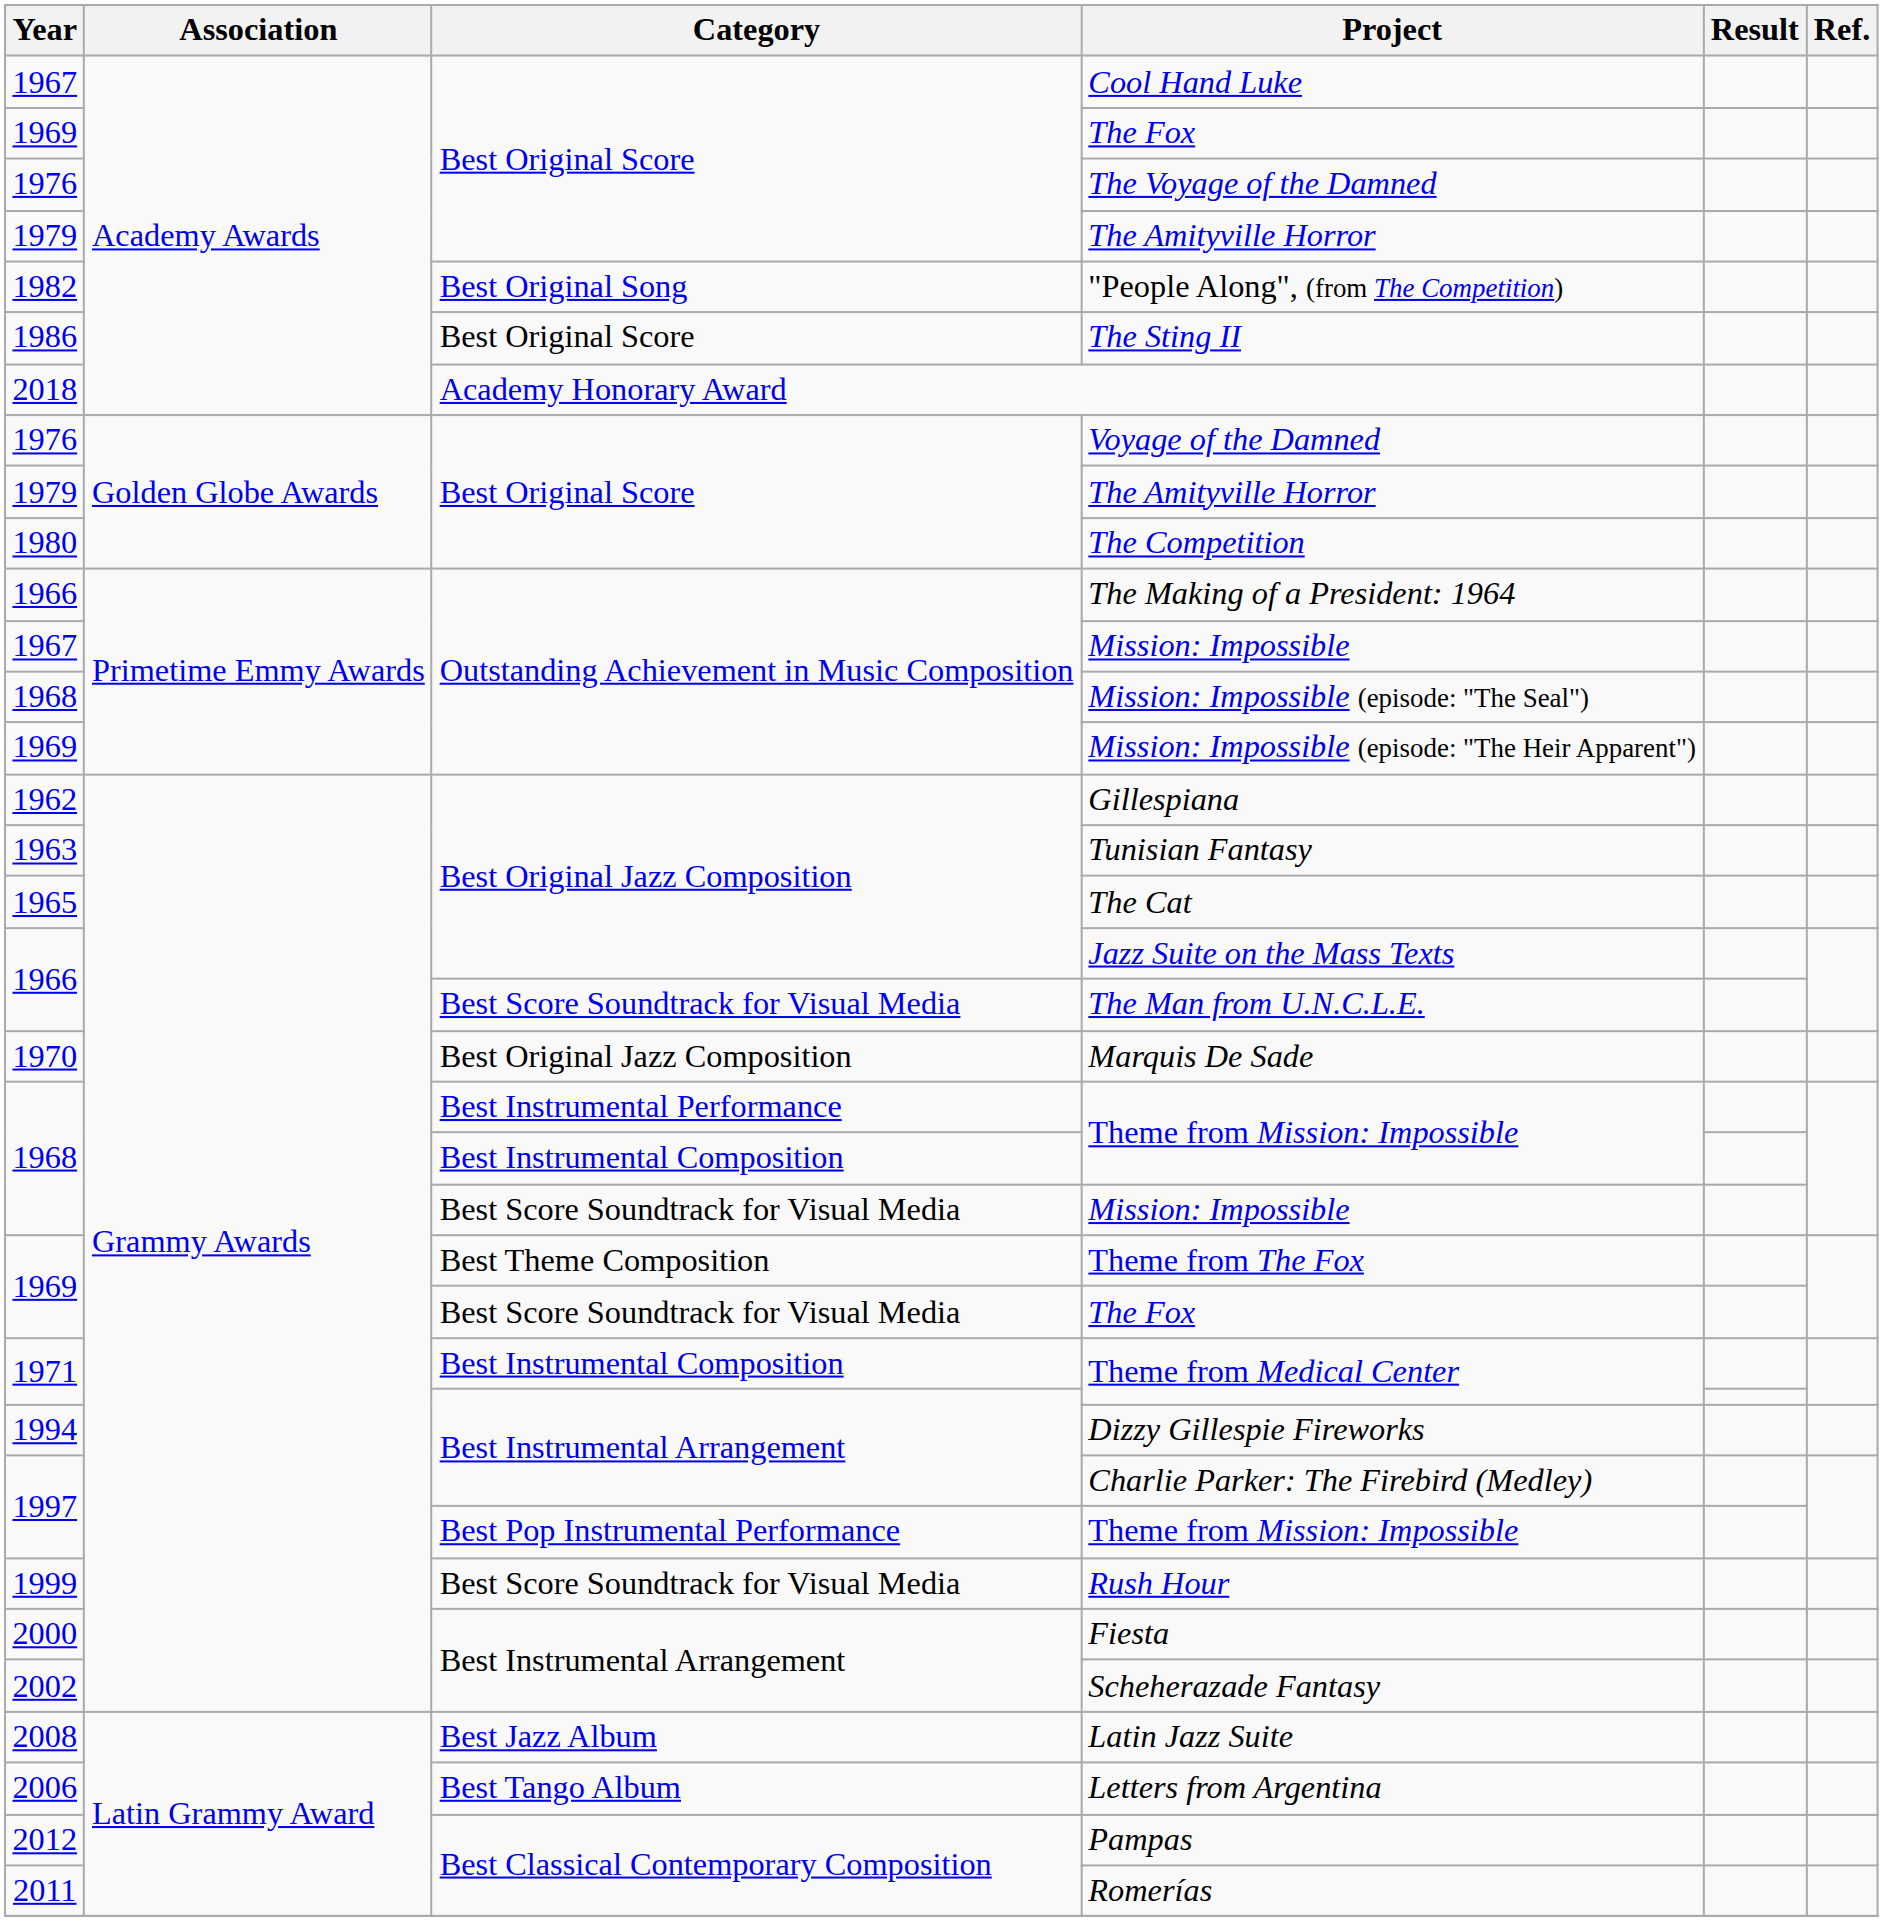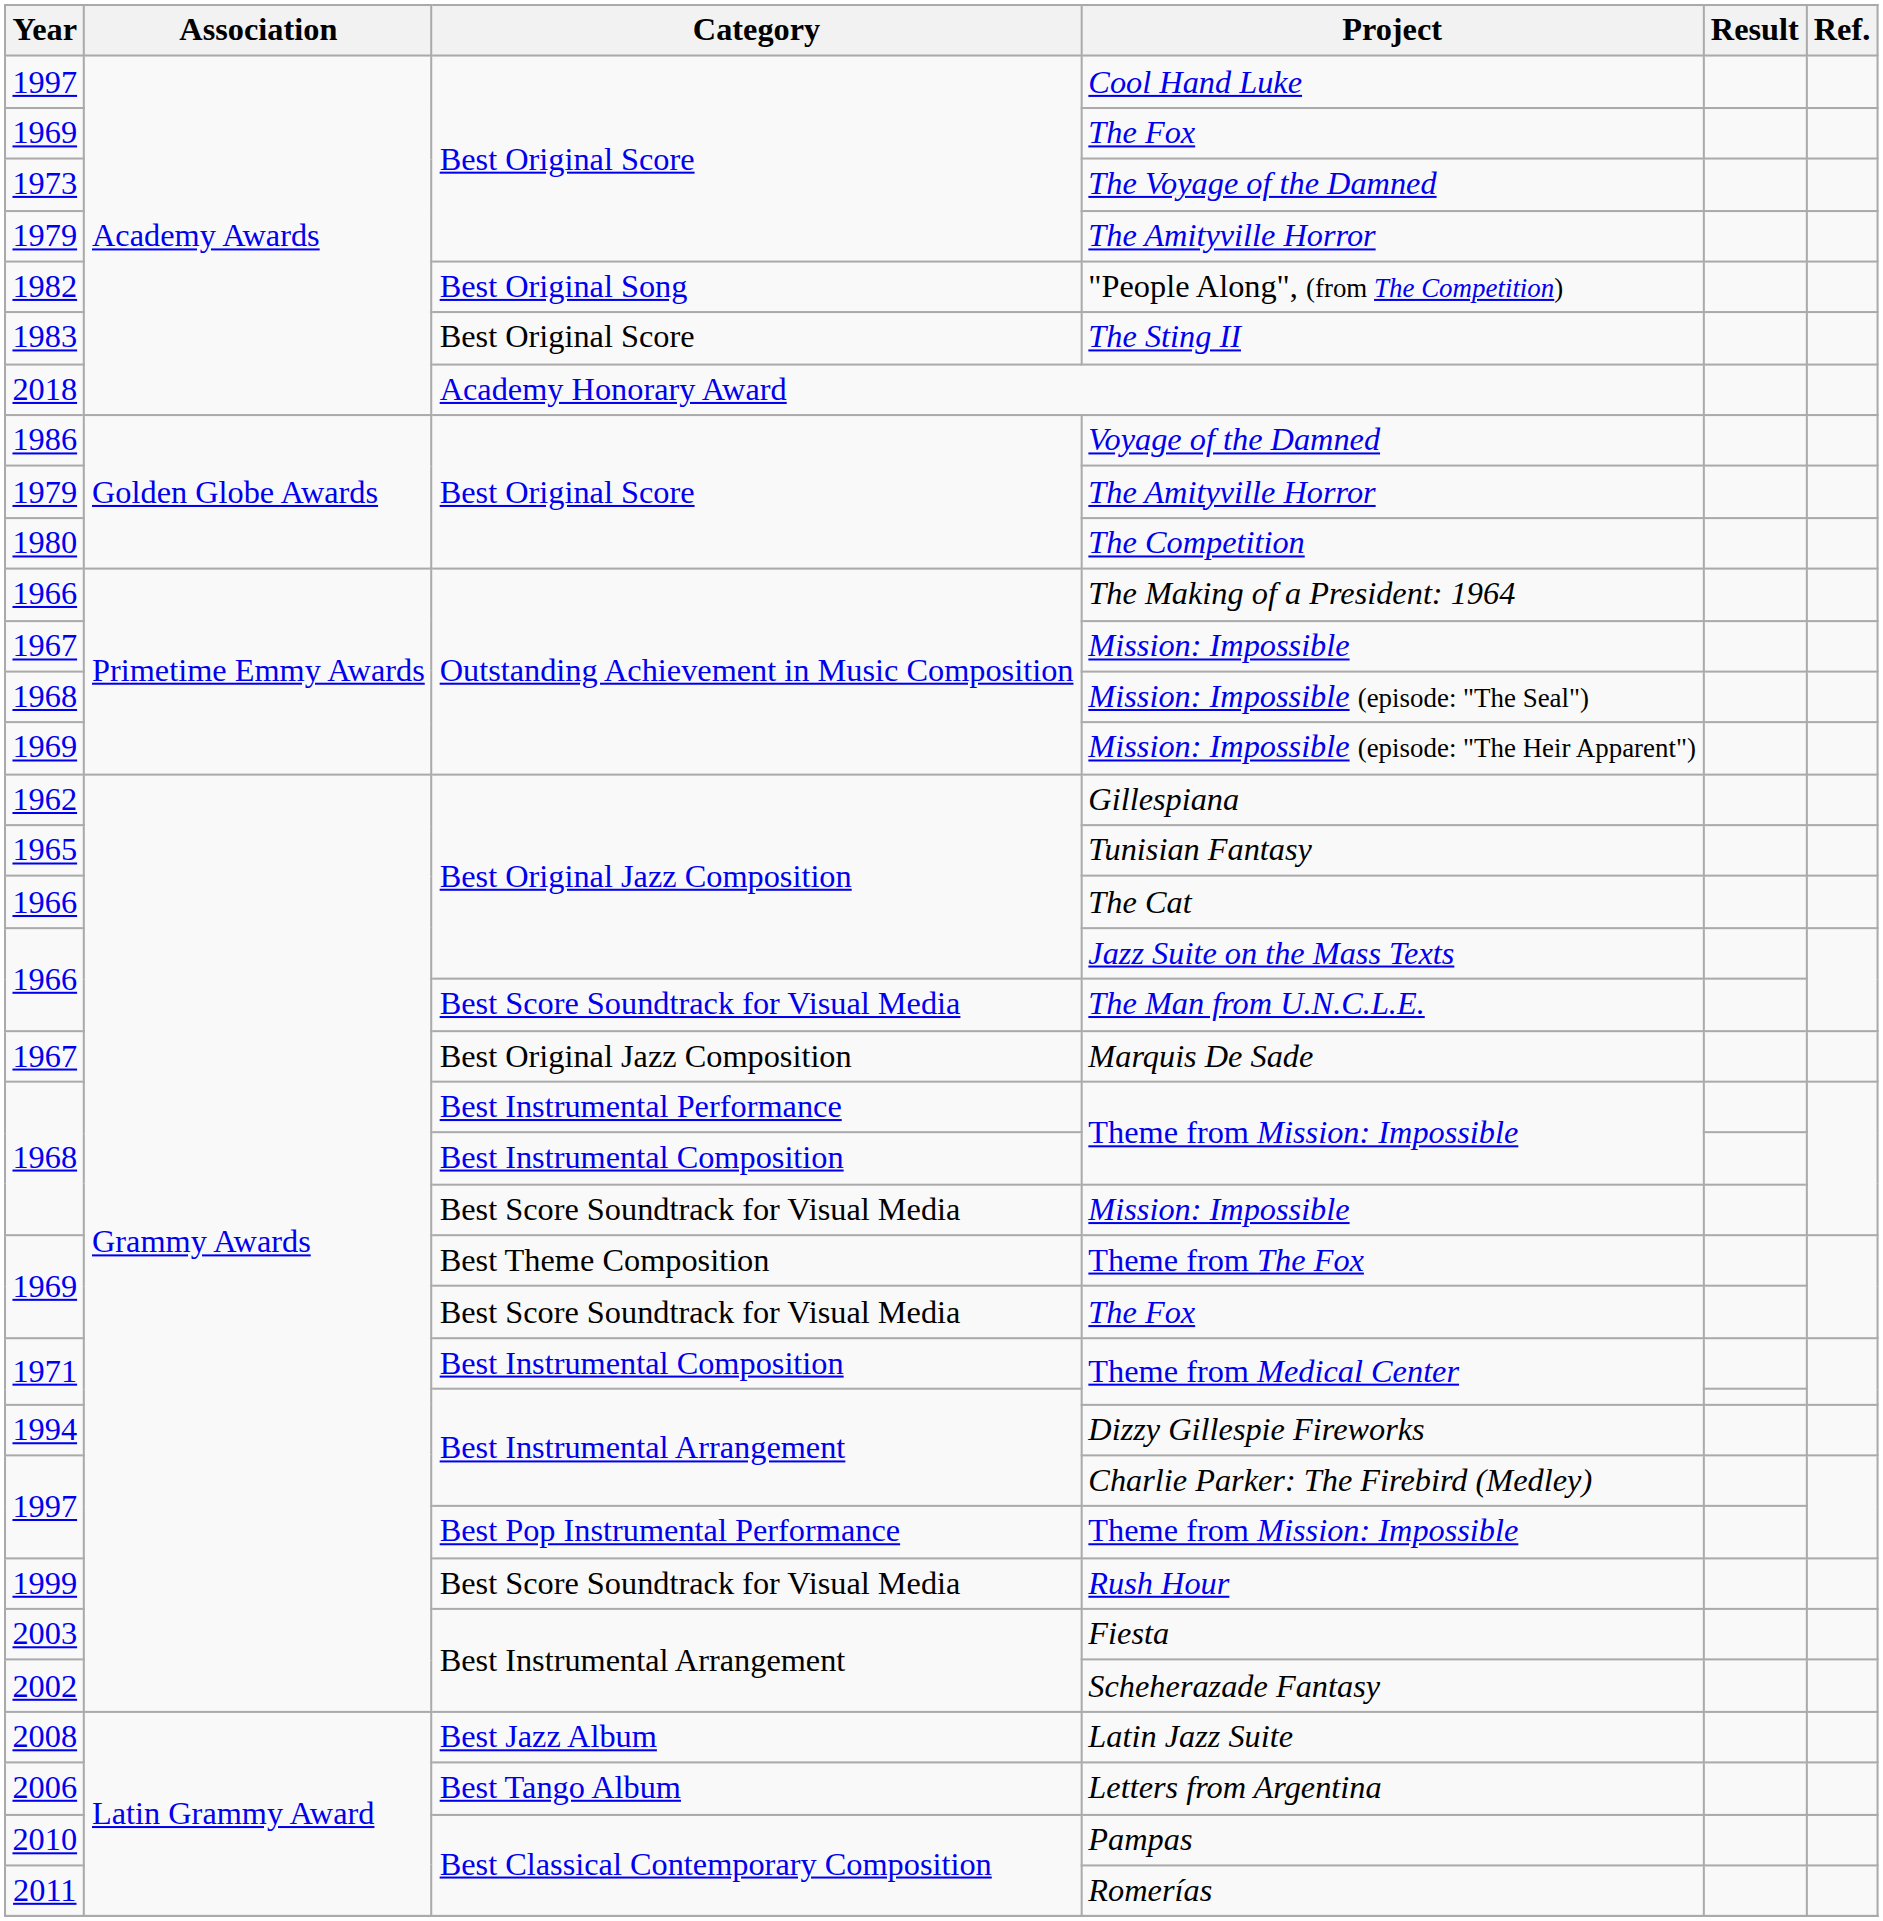(45, 81) 1967 -> (45, 81) 1997
(45, 183) 1976 -> (45, 183) 1973
(45, 337) 1986 -> (45, 337) 1983
(45, 440) 1976 -> (45, 440) 1986
(45, 850) 1963 -> (45, 850) 1965
(45, 901) 1965 -> (45, 901) 1966
(45, 1055) 1970 -> (45, 1055) 1967
(45, 1634) 2000 -> (45, 1634) 2003
(45, 1839) 2012 -> (45, 1839) 2010
